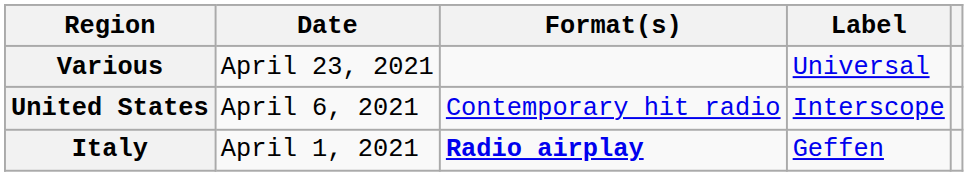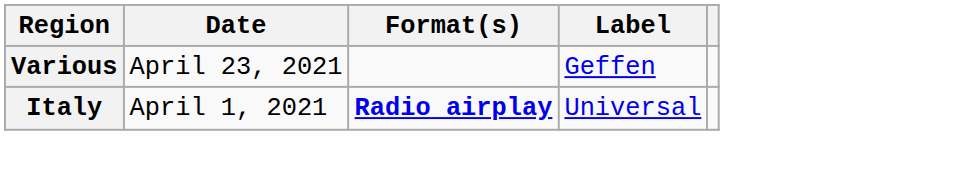(861, 67) Universal -> (610, 67) Geffen
- row: (110, 108)
(838, 150) Geffen -> (633, 108) Universal
